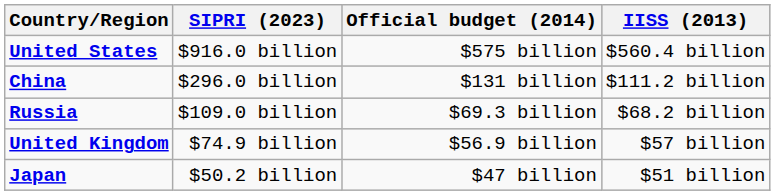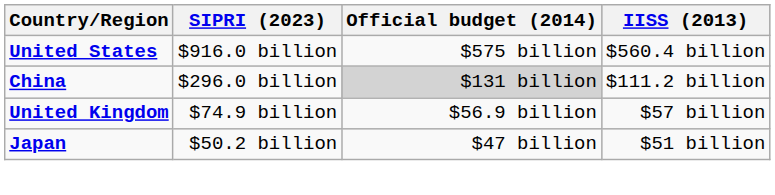(528, 82) no background -> (528, 82) lightgrey background
- row: (43, 113)
